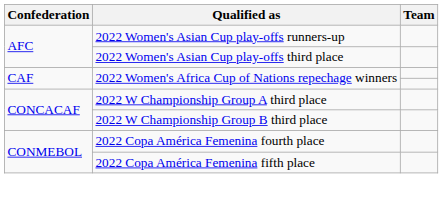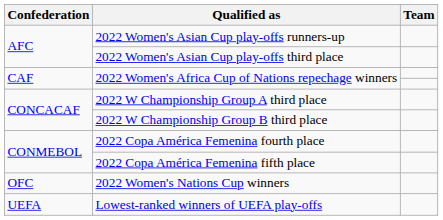+ row: (20, 183)
+ row: (24, 204)
